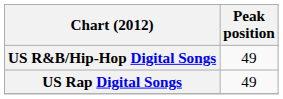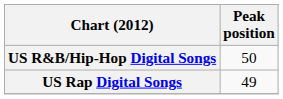(249, 57) 49 -> (249, 57) 50
